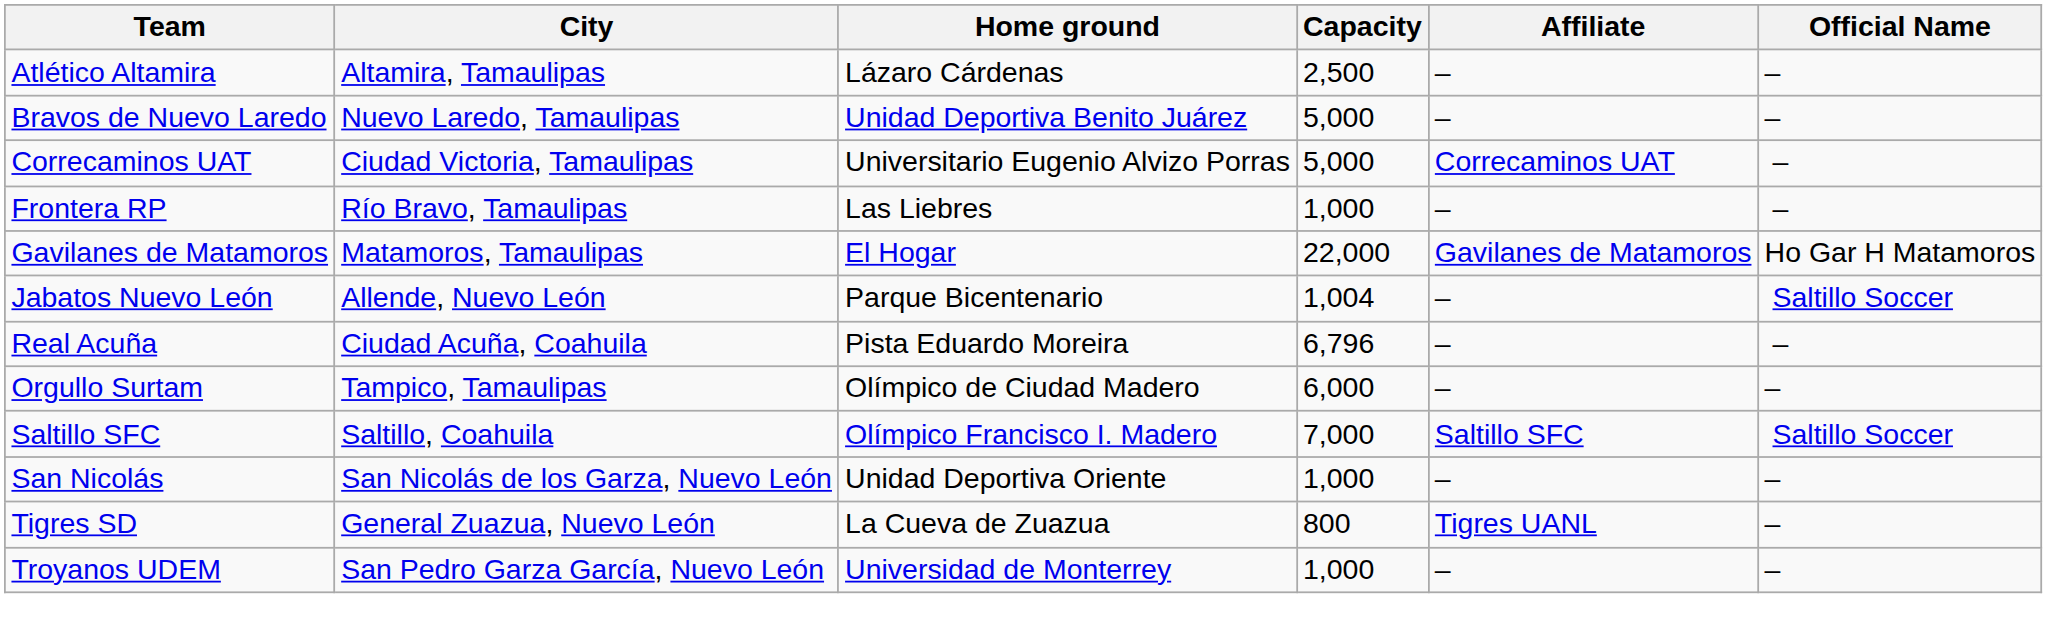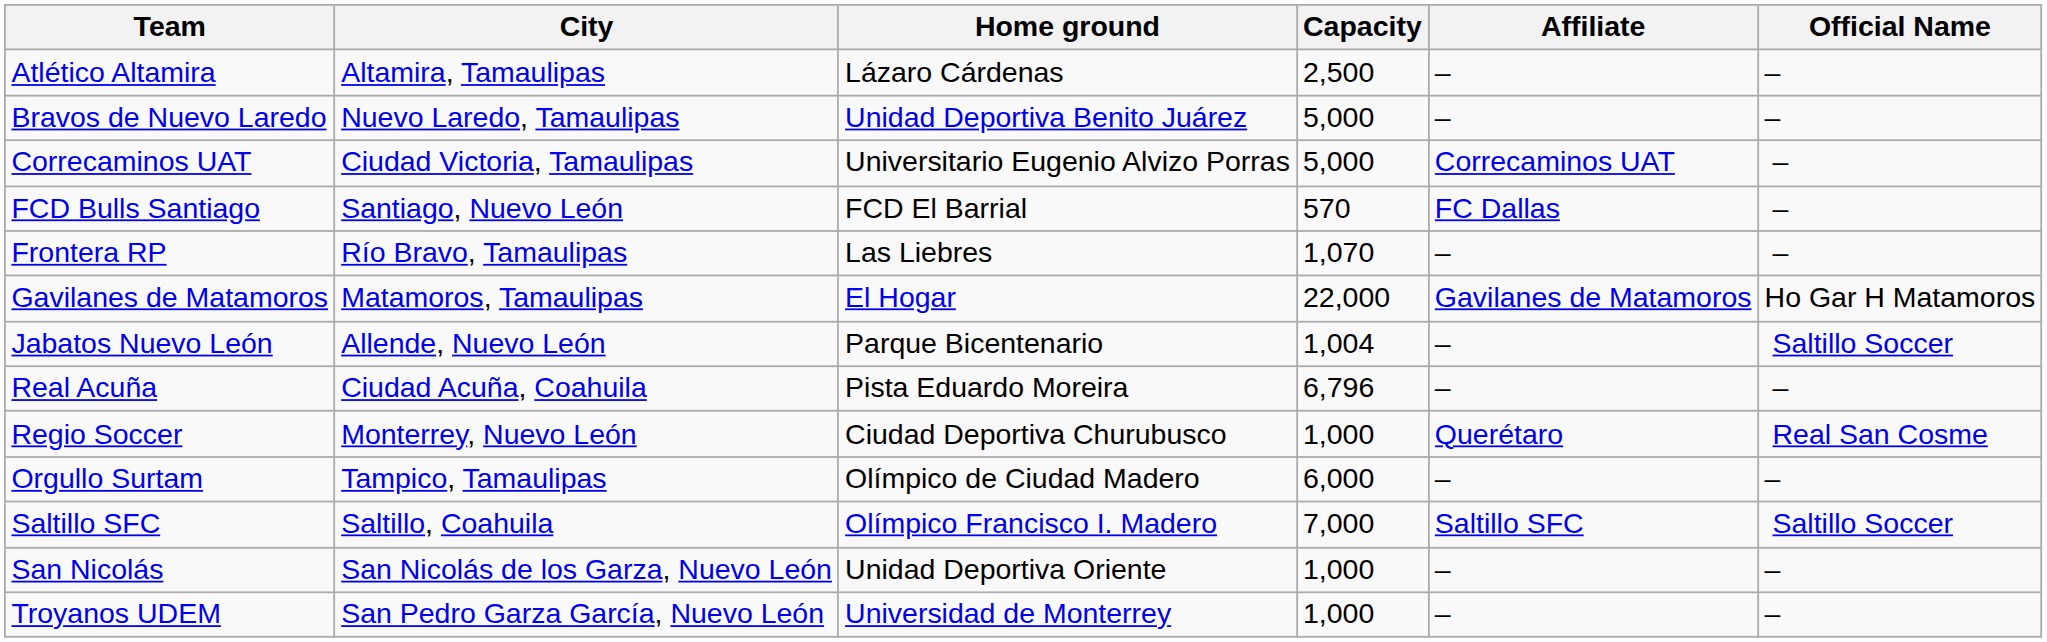+ row: (136, 207)
(1339, 207) 1,000 -> (1339, 252) 1,070
+ row: (97, 433)
- row: (74, 523)
